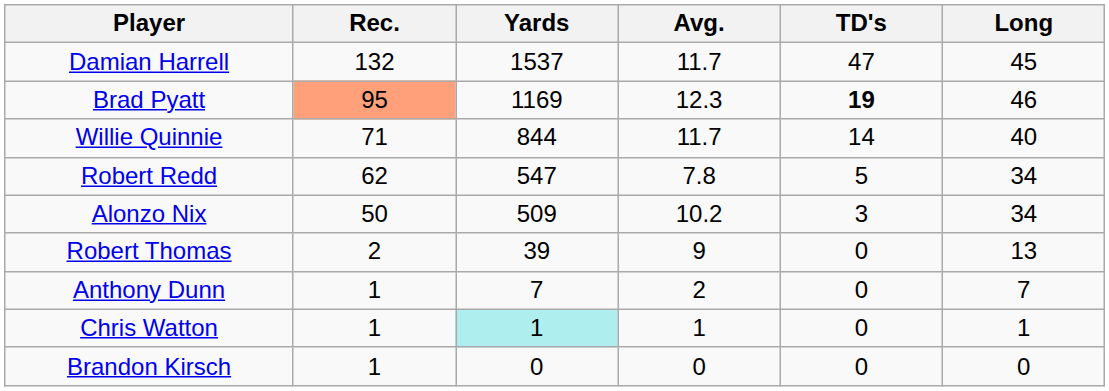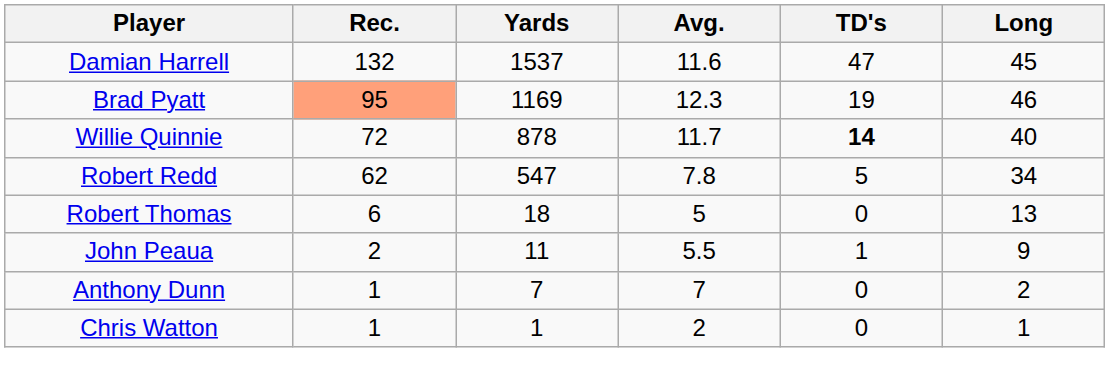(699, 61) 11.7 -> (699, 61) 11.6
(861, 99) bold -> (861, 99) normal
(374, 137) 71 -> (374, 137) 72
(537, 137) 844 -> (537, 137) 878
(861, 137) normal -> (861, 137) bold
- row: (149, 213)
(374, 251) 2 -> (374, 213) 6
(537, 251) 39 -> (537, 213) 18
(699, 251) 9 -> (699, 213) 5
+ row: (149, 251)
(699, 289) 2 -> (699, 289) 7
(1024, 289) 7 -> (1024, 289) 2
(537, 328) paleturquoise background -> (537, 328) no background
(699, 328) 1 -> (699, 328) 2
- row: (149, 366)
